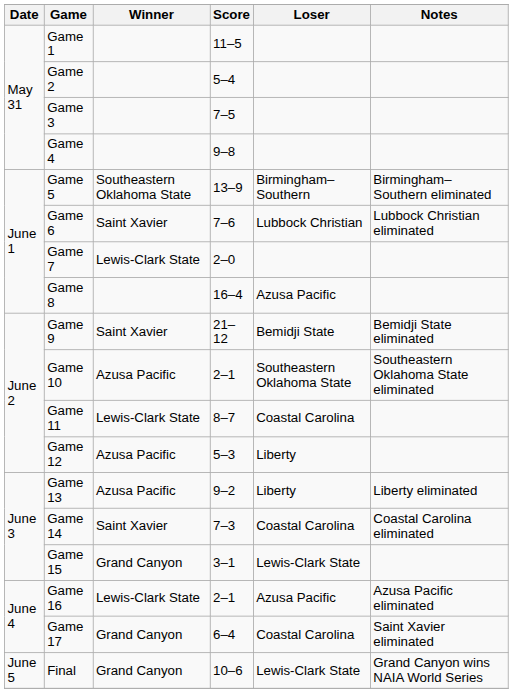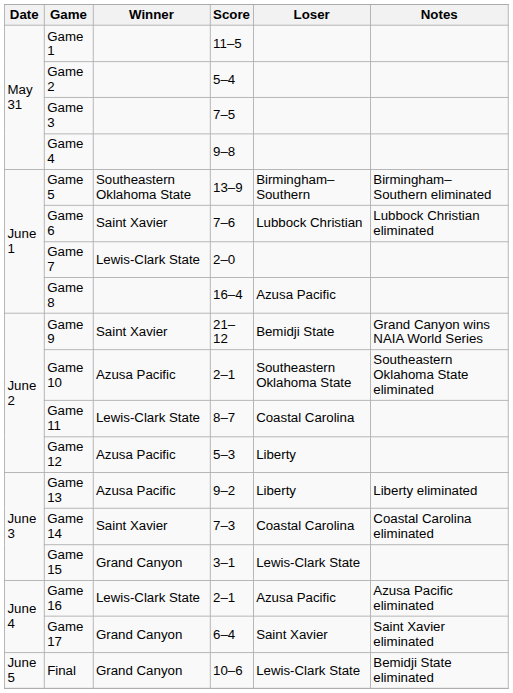(412, 331) Bemidji State eliminated -> (432, 331) Grand Canyon wins NAIA World Series
(305, 634) Coastal Carolina -> (292, 634) Saint Xavier
(432, 670) Grand Canyon wins NAIA World Series -> (412, 670) Bemidji State eliminated
